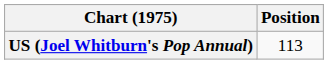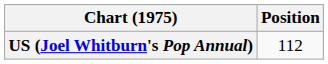(290, 45) 113 -> (290, 45) 112
